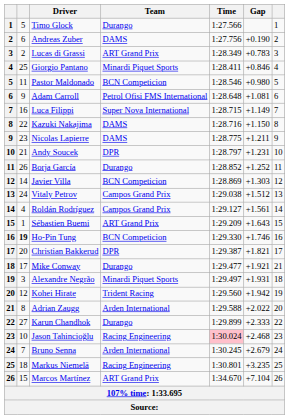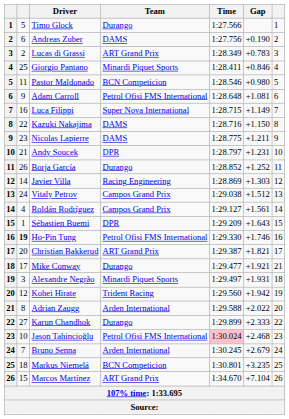(134, 180) BCN Competicion -> (137, 180) Racing Engineering
(131, 223) ART Grand Prix -> (111, 223) DPR
(134, 237) BCN Competicion -> (155, 237) Petrol Ofisi FMS International
(111, 251) DPR -> (131, 251) ART Grand Prix
(137, 336) Racing Engineering -> (155, 336) Petrol Ofisi FMS International
(137, 364) Racing Engineering -> (134, 364) BCN Competicion
